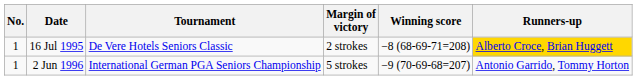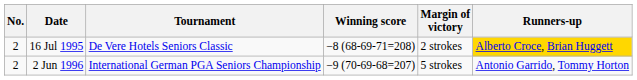columns swapped: (426, 21) <-> (351, 21)
(16, 46) 1 -> (16, 46) 2
(16, 65) 1 -> (16, 65) 2
